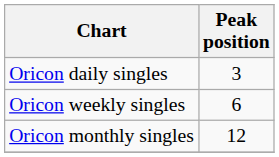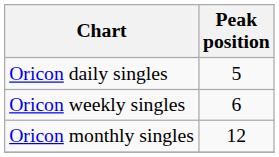(236, 73) 3 -> (236, 73) 5
